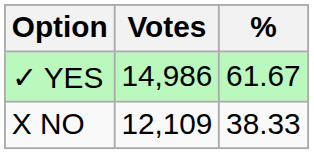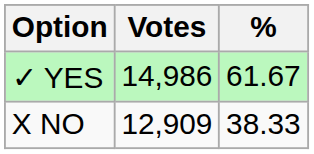(167, 124) 12,109 -> (167, 124) 12,909
